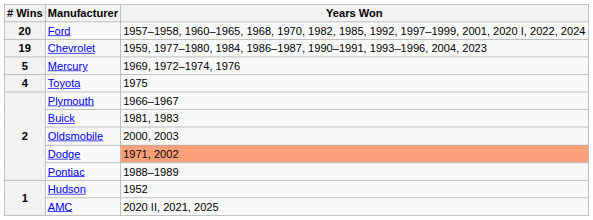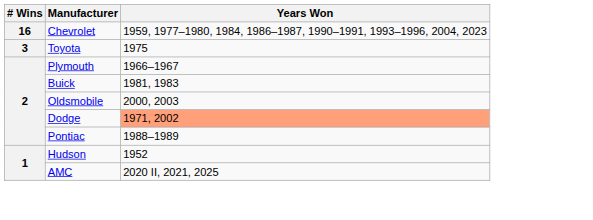- row: (59, 31)
(25, 48) 19 -> (25, 31) 16
- row: (68, 66)
(25, 84) 4 -> (25, 48) 3
